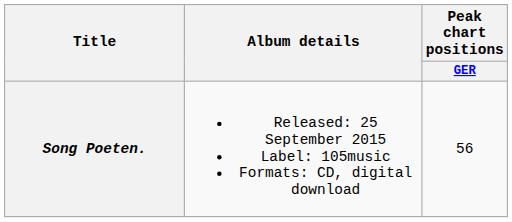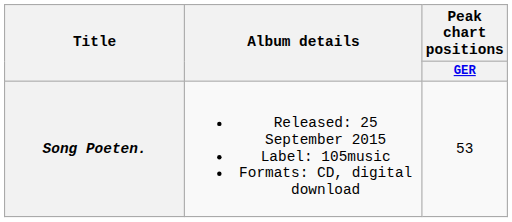(465, 149) 56 -> (465, 149) 53
